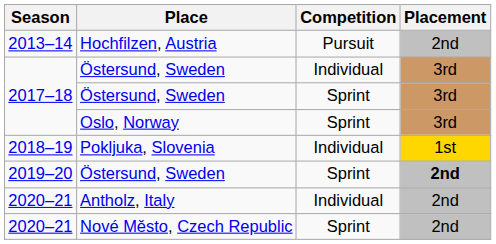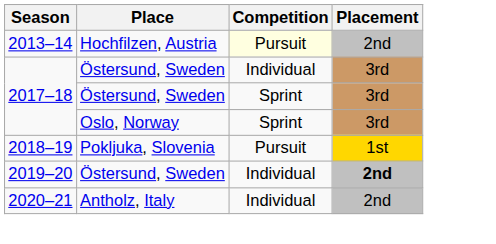(348, 43) no background -> (280, 43) lightyellow background
(348, 148) Individual -> (280, 148) Pursuit
(348, 174) Sprint -> (280, 174) Individual
- row: (40, 226)
